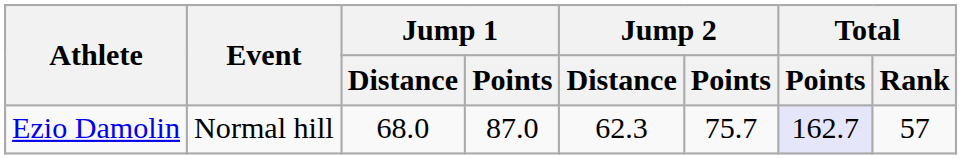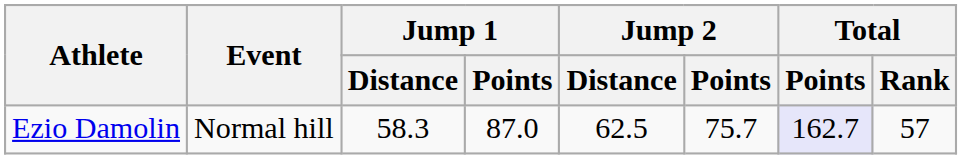(403, 128) 68.0 -> (403, 128) 58.3
(622, 128) 62.3 -> (622, 128) 62.5
